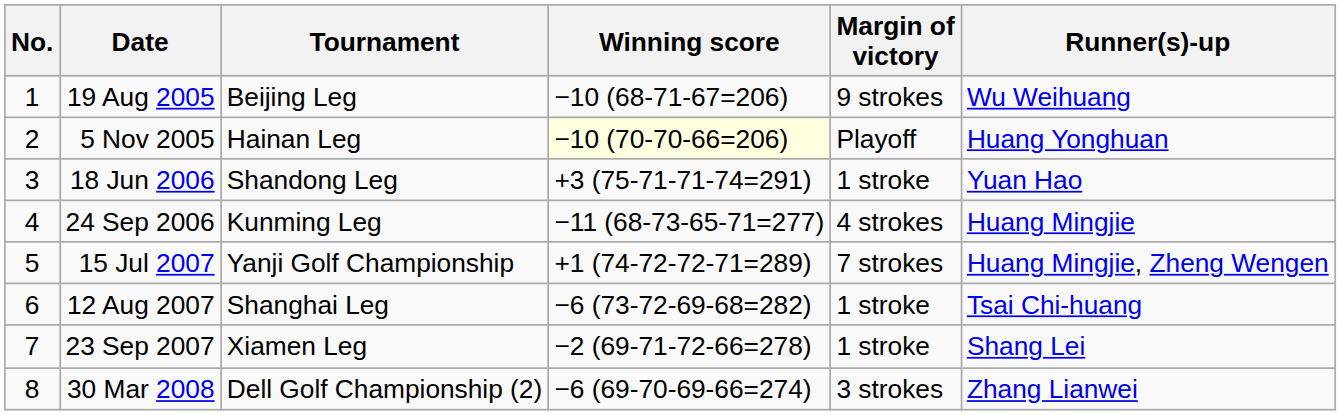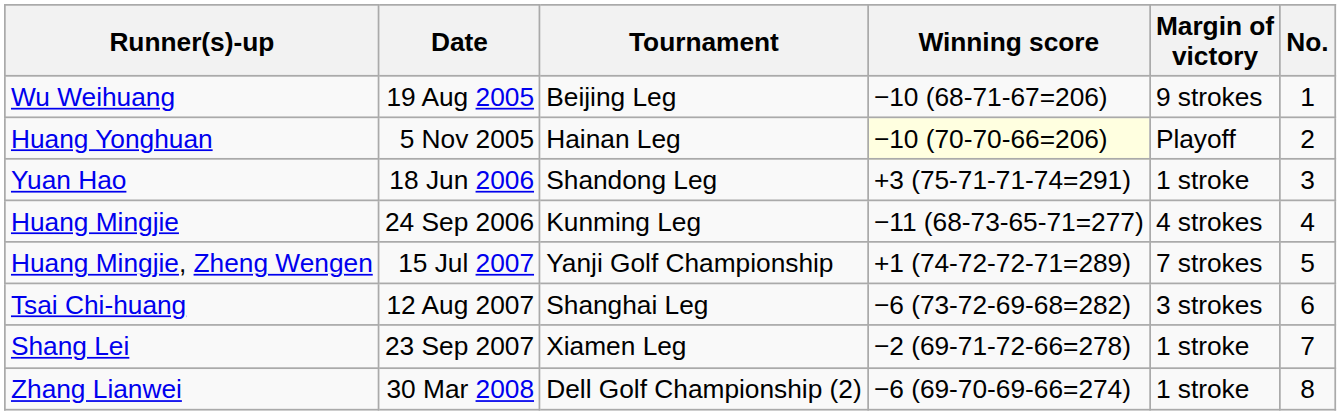columns swapped: (32, 41) <-> (1148, 41)
(883, 305) 1 stroke -> (1209, 305) 3 strokes
(890, 388) 3 strokes -> (1203, 388) 1 stroke
